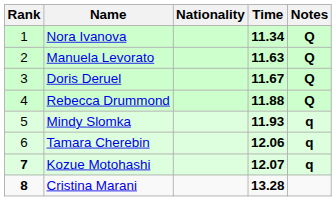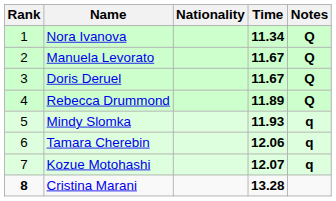(268, 57) 11.63 -> (268, 57) 11.67
(268, 100) 11.88 -> (268, 100) 11.89
(24, 164) bold -> (24, 164) normal
